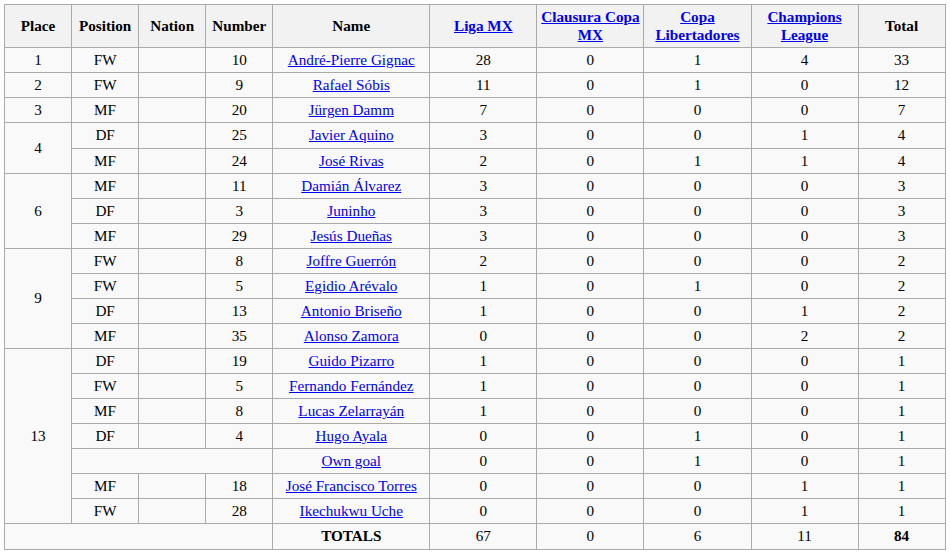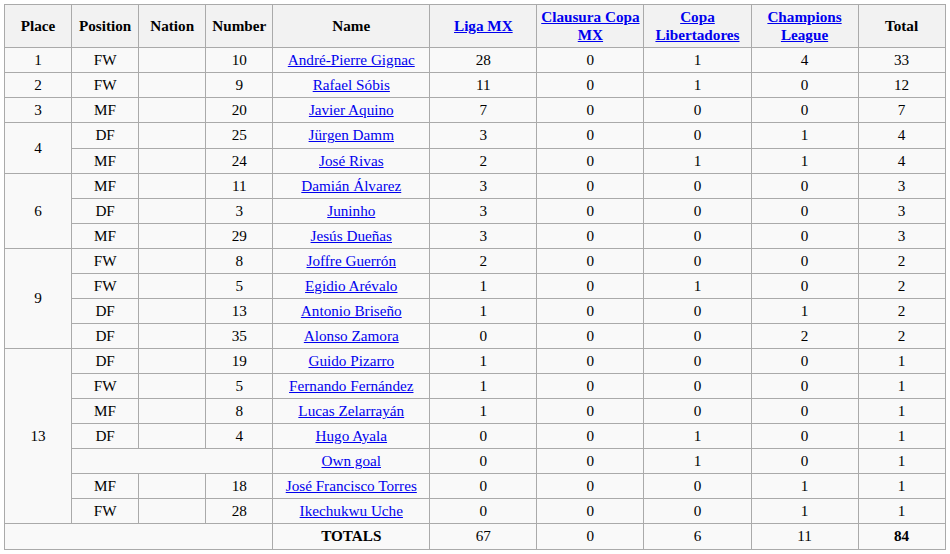(351, 110) Jürgen Damm -> (351, 110) Javier Aquino
(351, 135) Javier Aquino -> (351, 135) Jürgen Damm
(105, 335) MF -> (105, 335) DF
